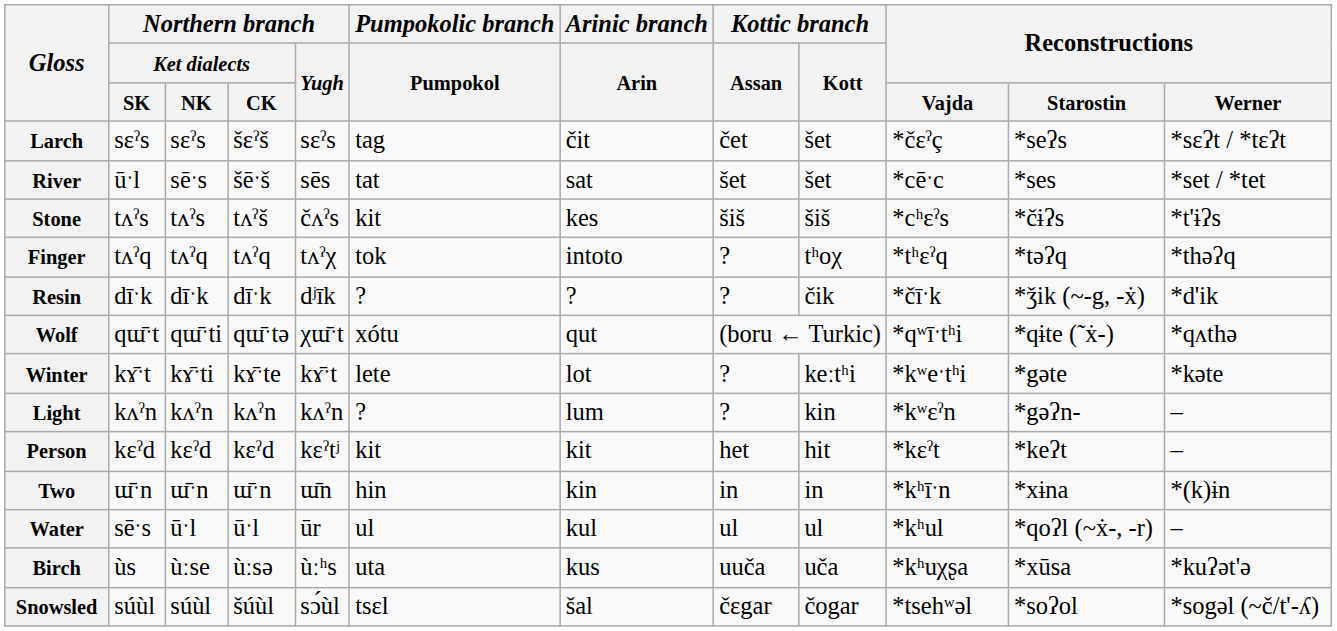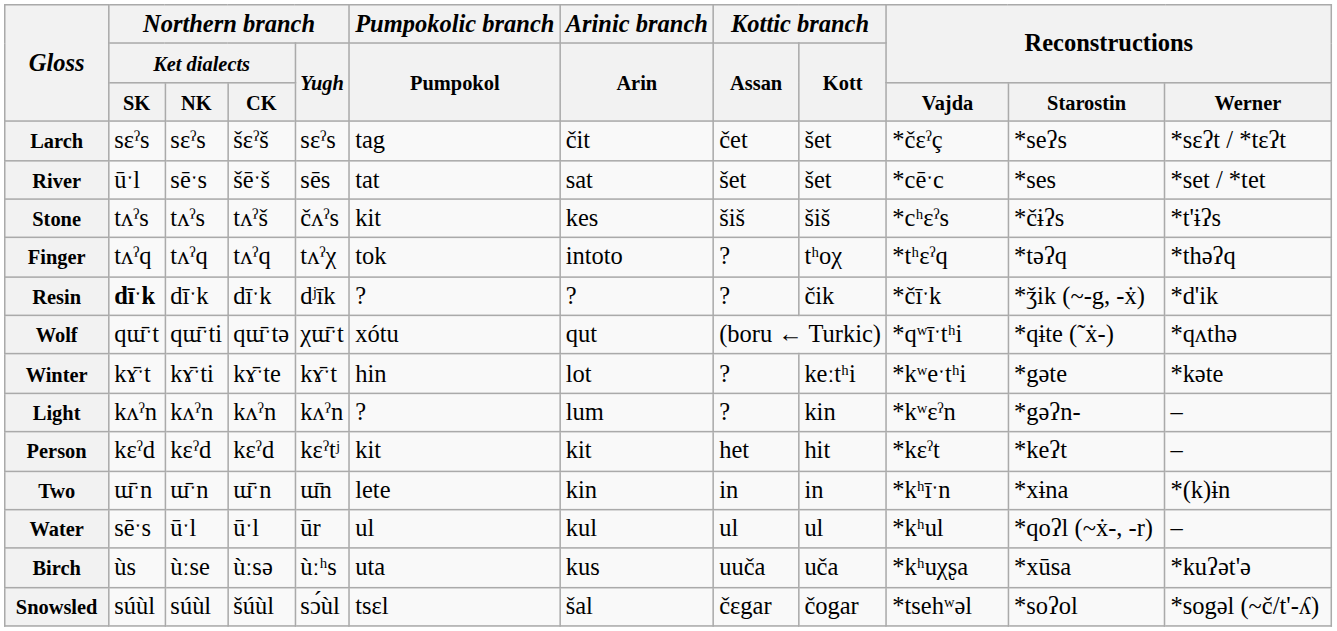(133, 295) normal -> (135, 295) bold
(373, 373) lete -> (371, 373) hin
(371, 489) hin -> (373, 489) lete
